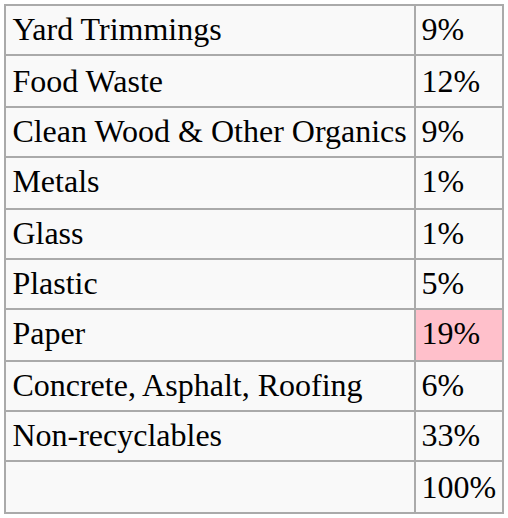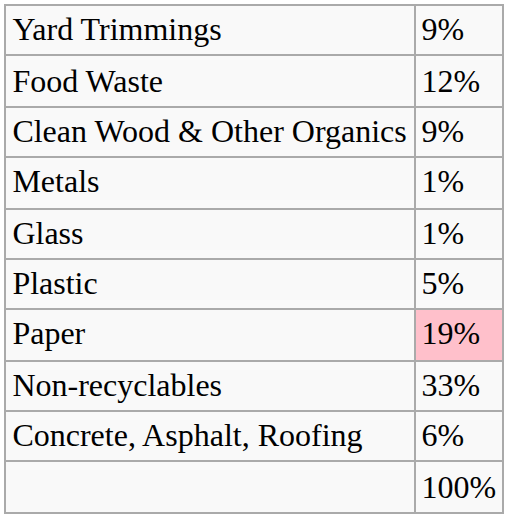rows swapped: (187, 385) <-> (117, 435)
